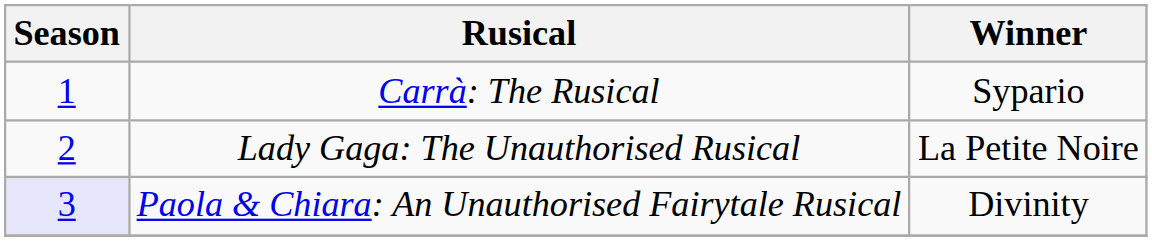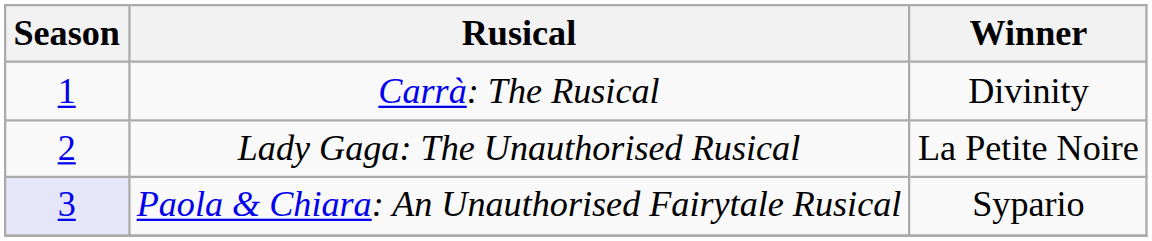(1028, 90) Sypario -> (1028, 90) Divinity
(1028, 205) Divinity -> (1028, 205) Sypario
